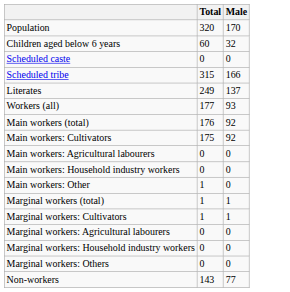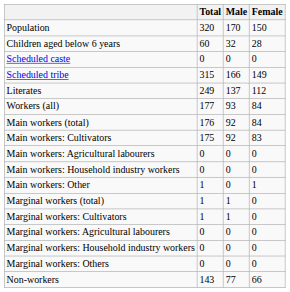+ column: (267, 12)
